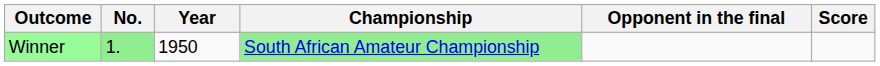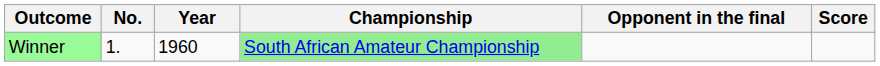(113, 46) lightgreen background -> (113, 46) no background
(178, 46) 1950 -> (178, 46) 1960
